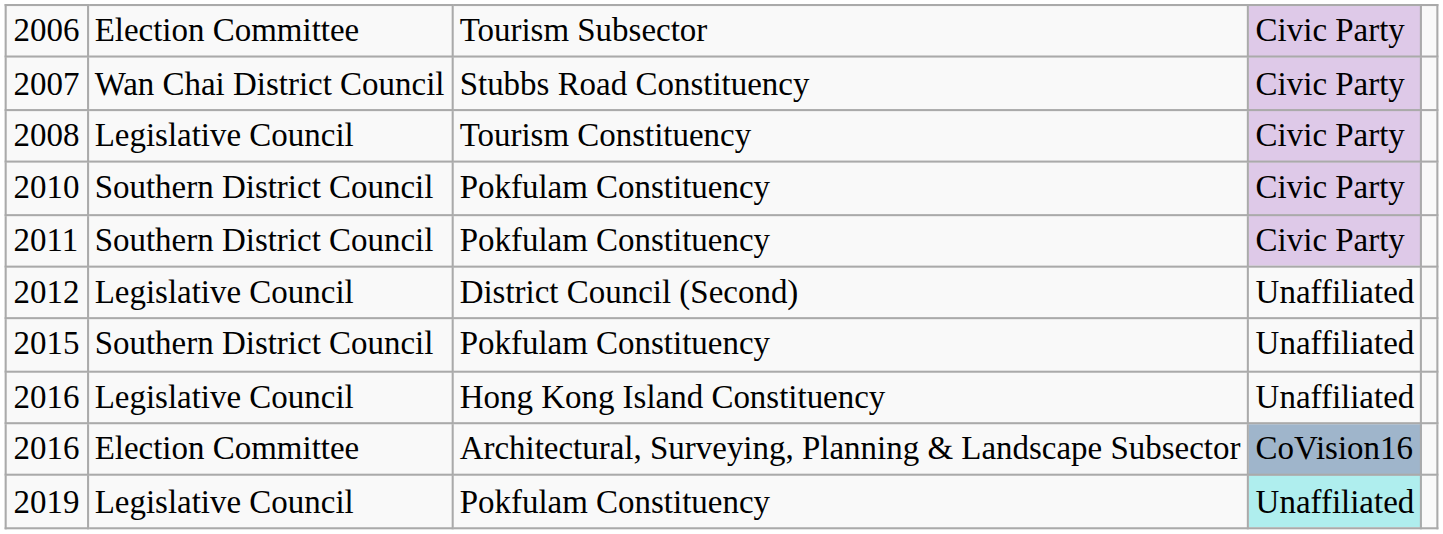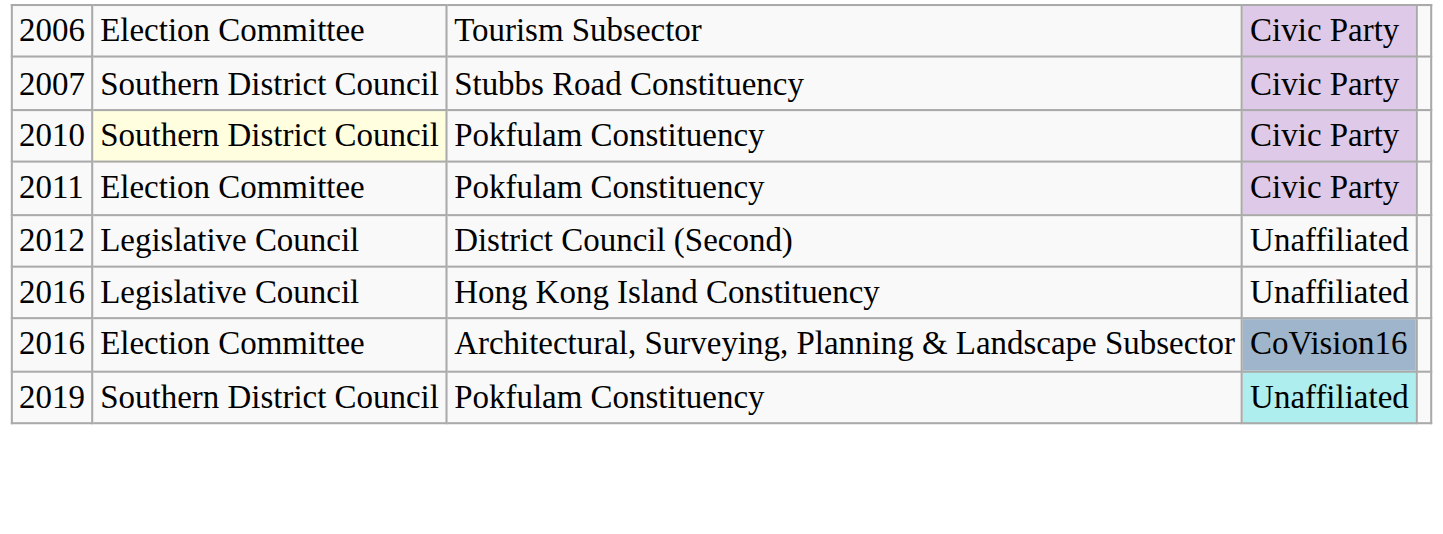(270, 82) Wan Chai District Council -> (270, 82) Southern District Council
- row: (47, 135)
(264, 187) no background -> (270, 135) lightyellow background
(264, 239) Southern District Council -> (232, 187) Election Committee
- row: (47, 344)
(224, 501) Legislative Council -> (270, 396) Southern District Council
